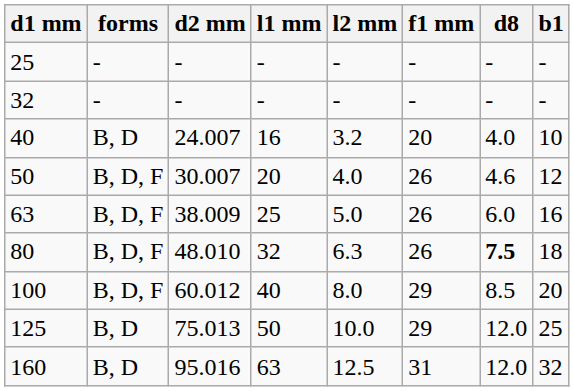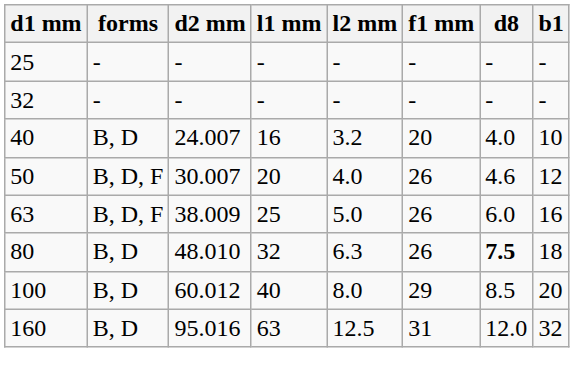(128, 251) B, D, F -> (115, 251) B, D
(128, 289) B, D, F -> (115, 289) B, D
- row: (28, 328)
